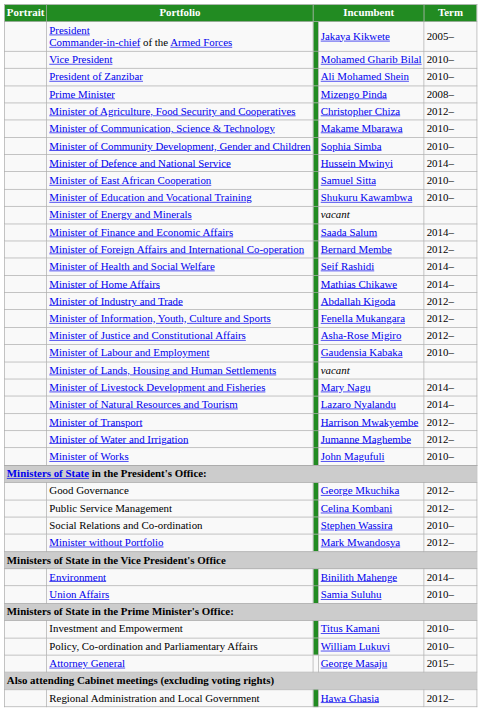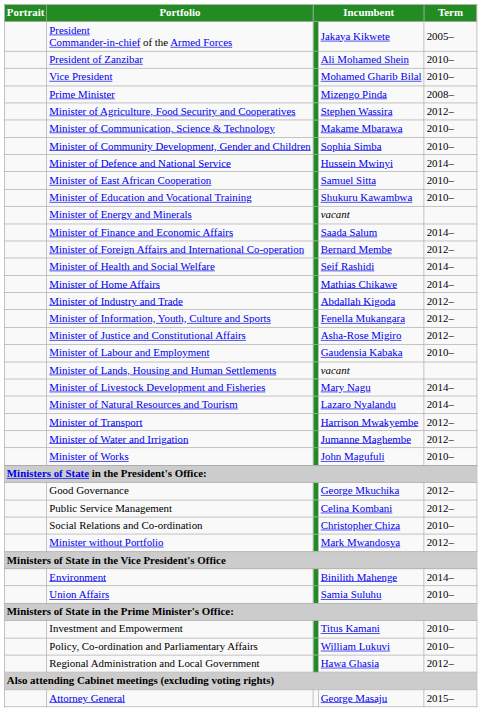rows swapped: (81, 59) <-> (96, 77)
(360, 111) Christopher Chiza -> (357, 111) Stephen Wassira
(357, 525) Stephen Wassira -> (360, 525) Christopher Chiza
rows swapped: (154, 698) <-> (87, 663)
